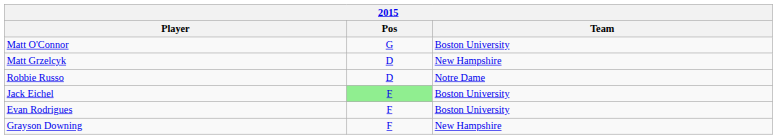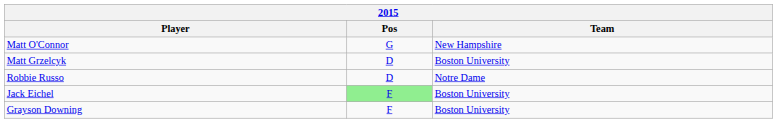(472, 45) Boston University -> (468, 45) New Hampshire
(468, 61) New Hampshire -> (472, 61) Boston University
- row: (40, 110)
(468, 126) New Hampshire -> (472, 110) Boston University
